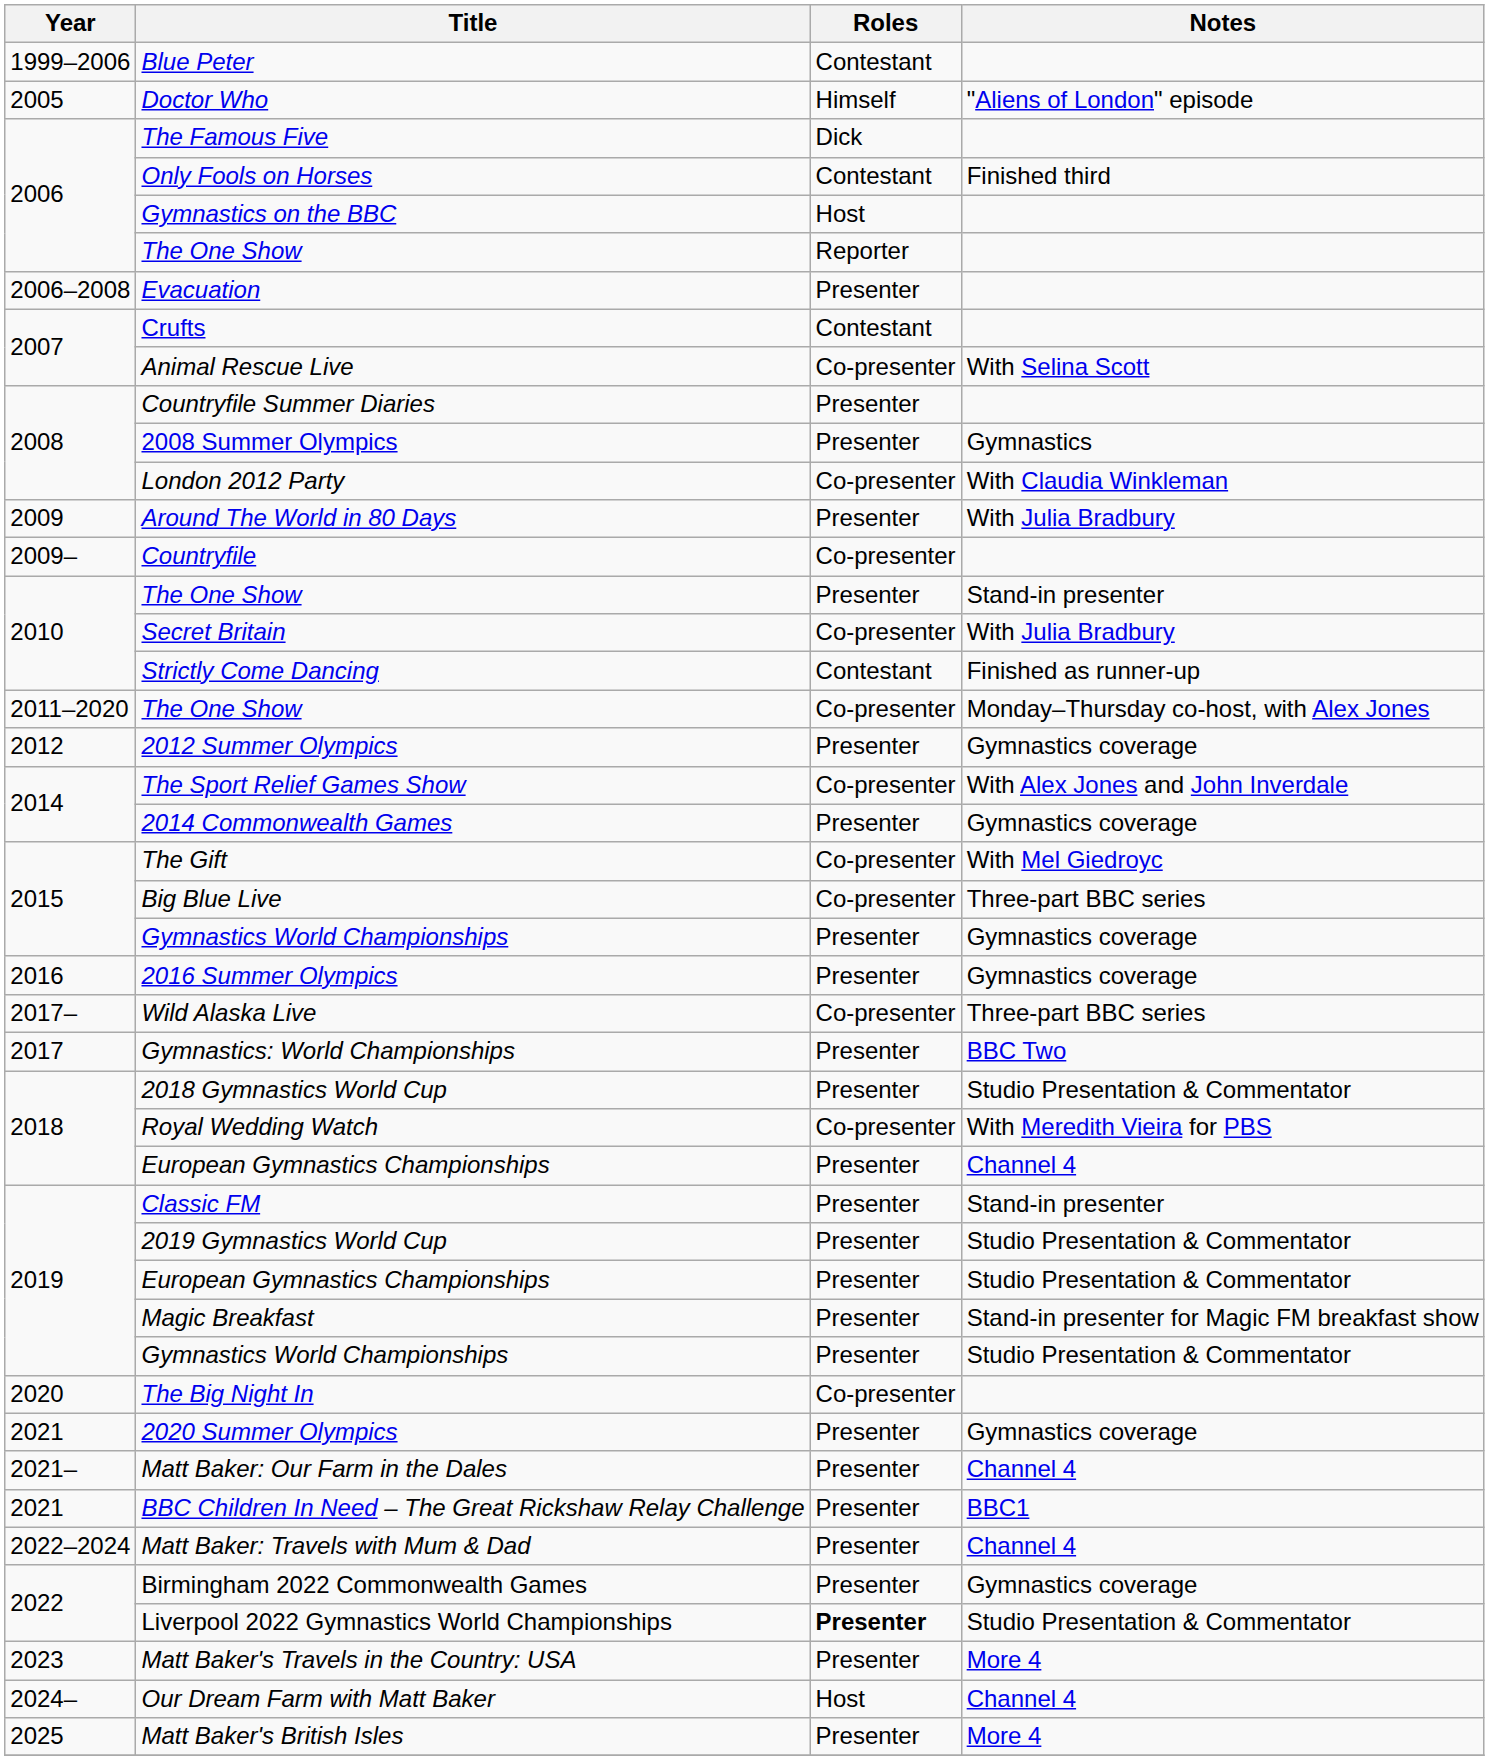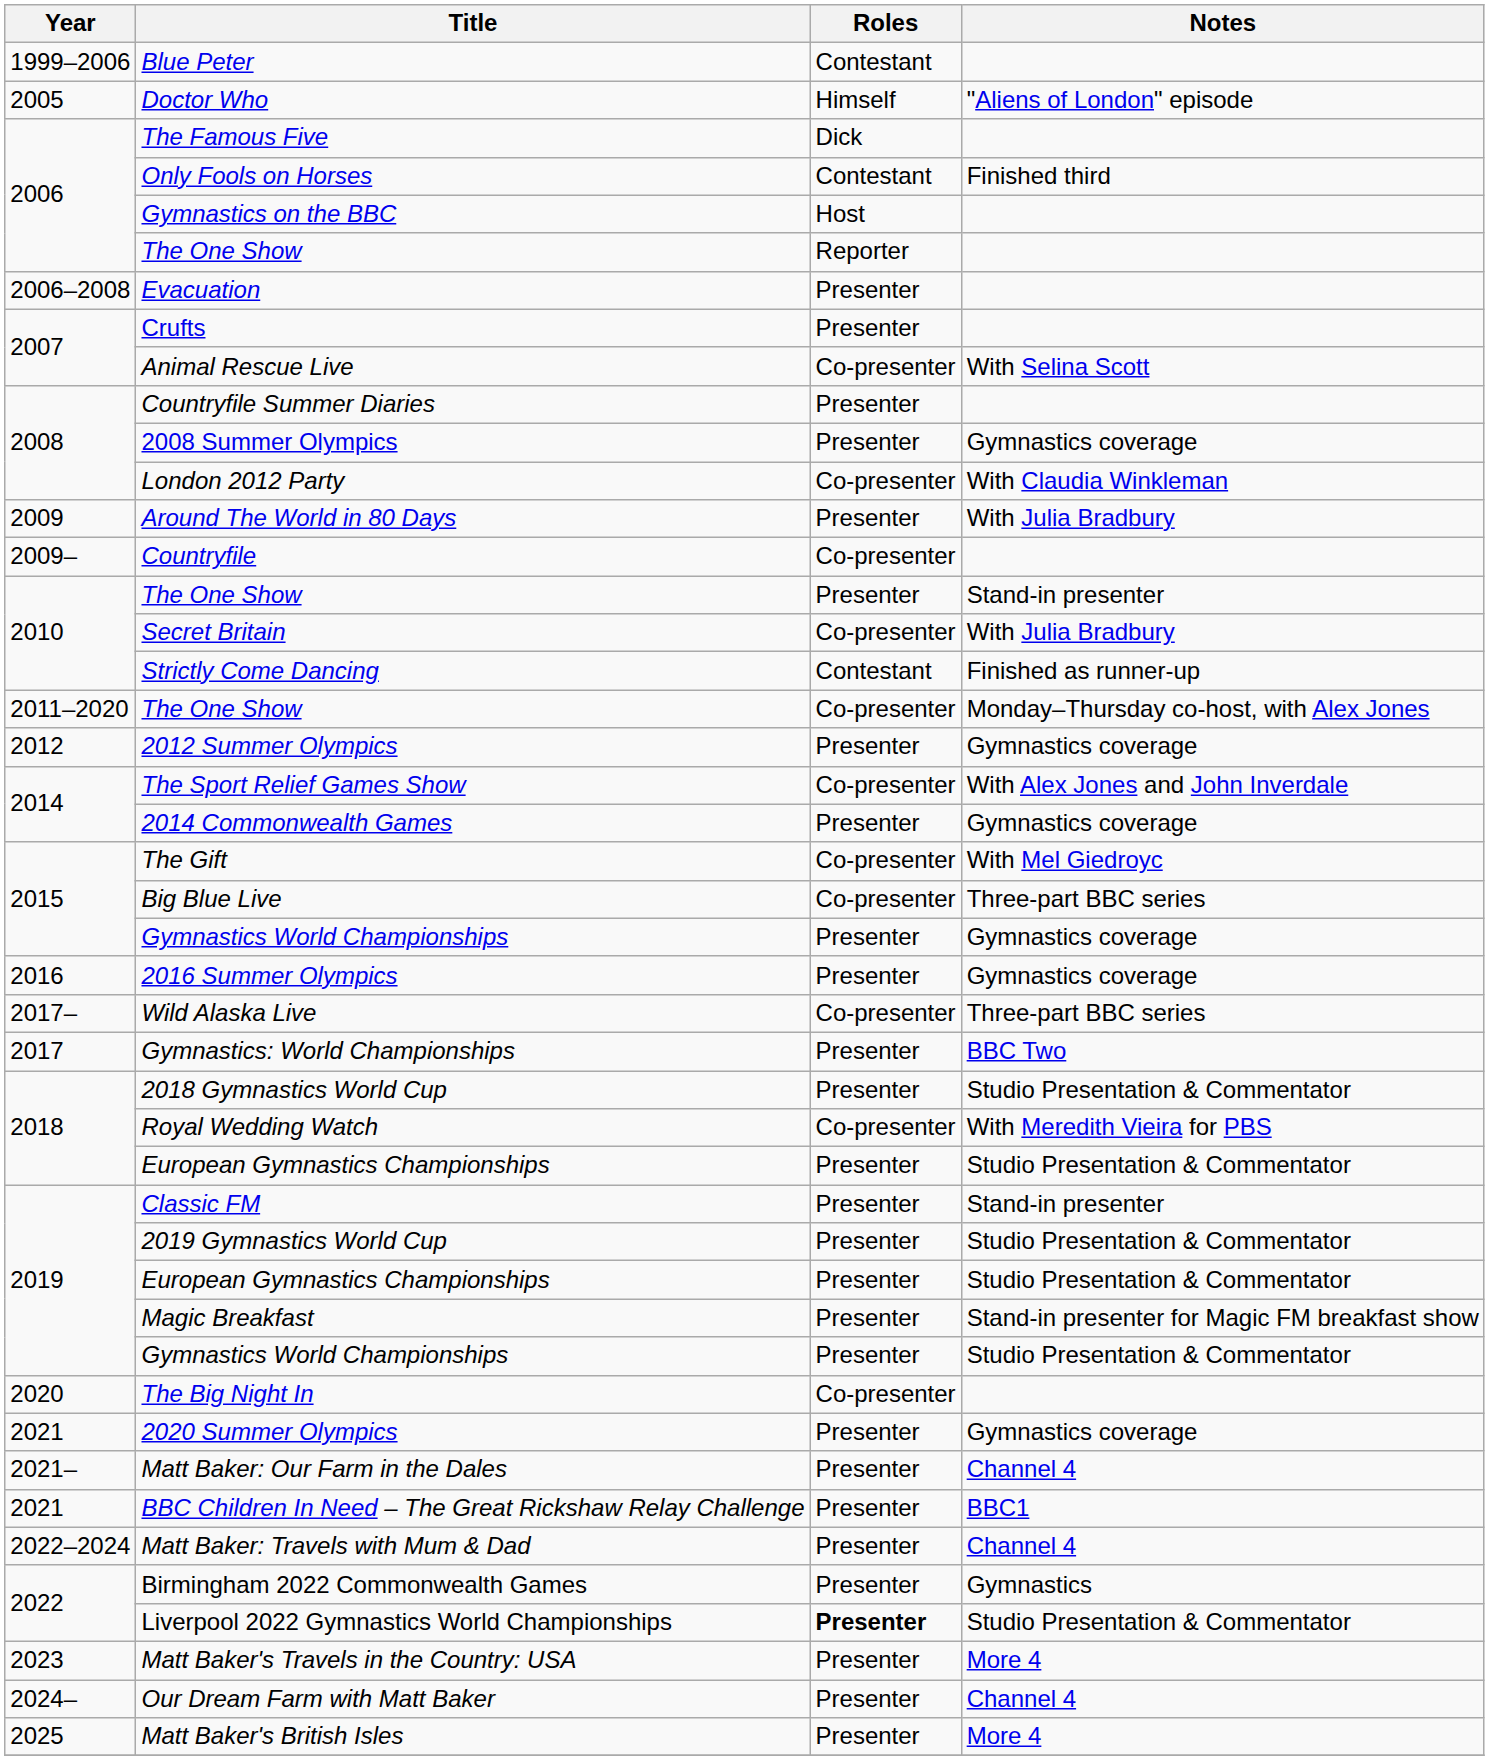(874, 328) Contestant -> (868, 328) Presenter
(1029, 442) Gymnastics -> (1082, 442) Gymnastics coverage
(1021, 1165) Channel 4 -> (1159, 1165) Studio Presentation & Commentator
(1082, 1584) Gymnastics coverage -> (1029, 1584) Gymnastics
(840, 1698) Host -> (868, 1698) Presenter
